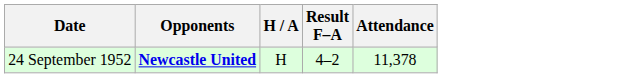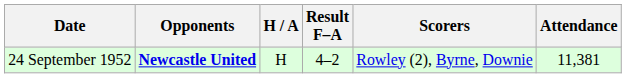+ column: (445, 25)
(395, 60) 11,378 -> (579, 60) 11,381
